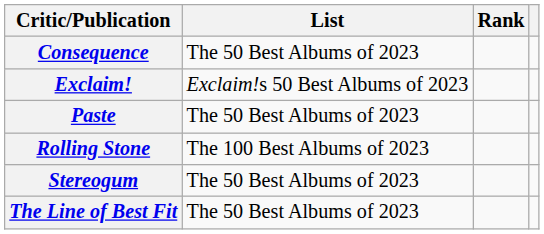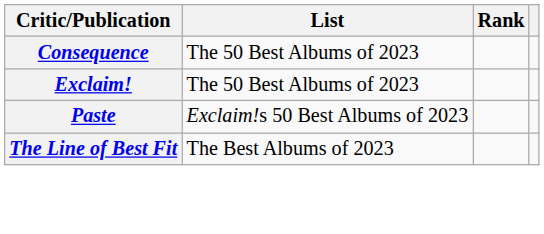(327, 84) Exclaim!s 50 Best Albums of 2023 -> (303, 84) The 50 Best Albums of 2023
(303, 116) The 50 Best Albums of 2023 -> (327, 116) Exclaim!s 50 Best Albums of 2023
- row: (93, 148)
- row: (93, 180)
(303, 212) The 50 Best Albums of 2023 -> (290, 148) The Best Albums of 2023
